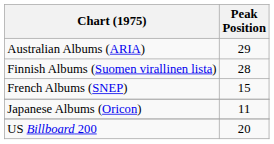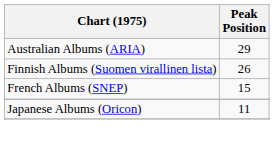(244, 68) 28 -> (244, 68) 26
- row: (52, 128)
